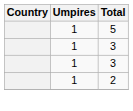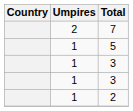+ row: (74, 30)
